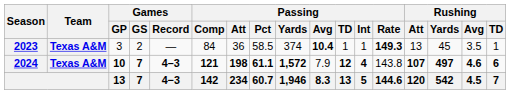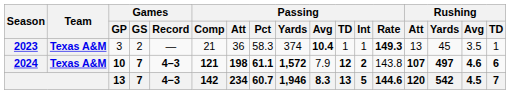(209, 47) 84 -> (209, 47) 21
(263, 47) 58.5 -> (263, 47) 58.3
(364, 64) 4 -> (364, 64) 2
